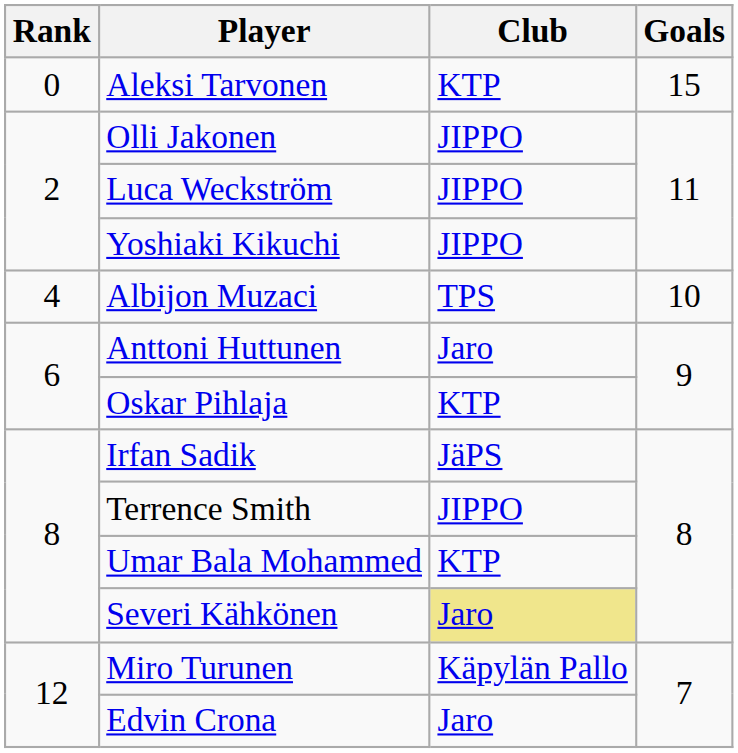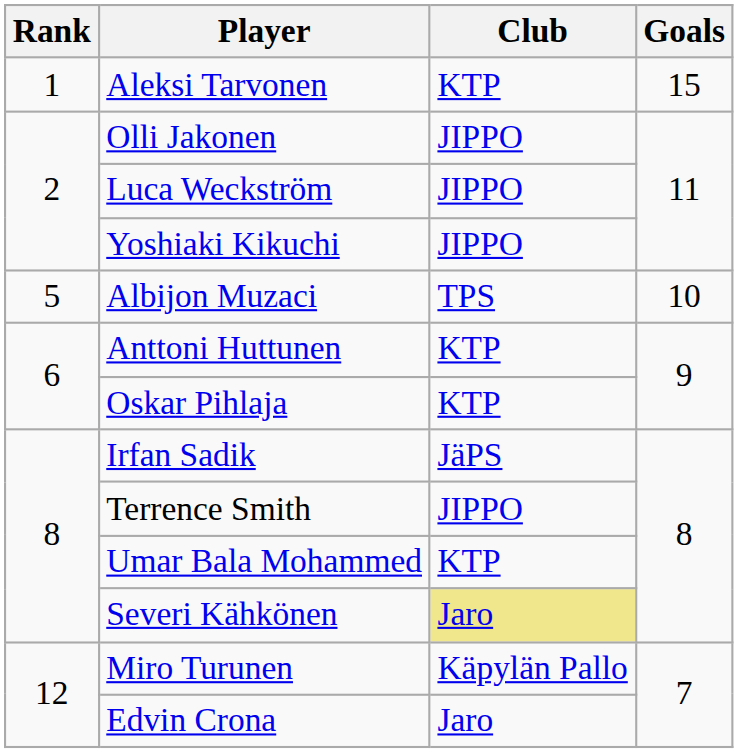(52, 84) 0 -> (52, 84) 1
(52, 296) 4 -> (52, 296) 5
(465, 349) Jaro -> (469, 349) KTP
